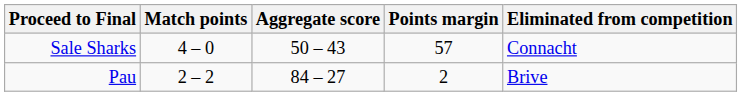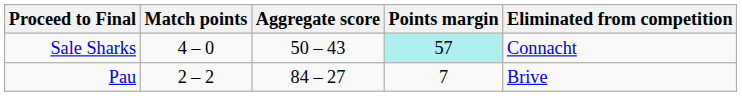(444, 47) no background -> (444, 47) paleturquoise background
(444, 76) 2 -> (444, 76) 7
